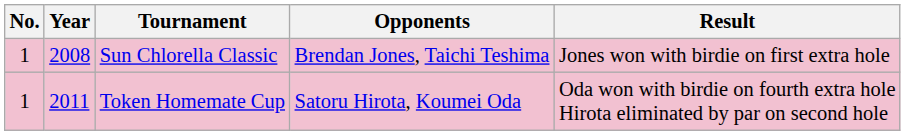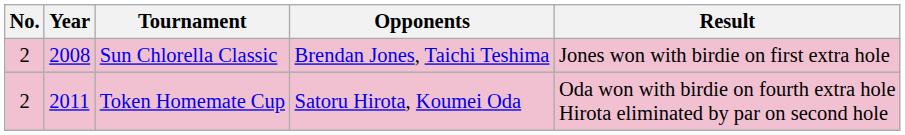(25, 55) 1 -> (25, 55) 2
(25, 101) 1 -> (25, 101) 2
